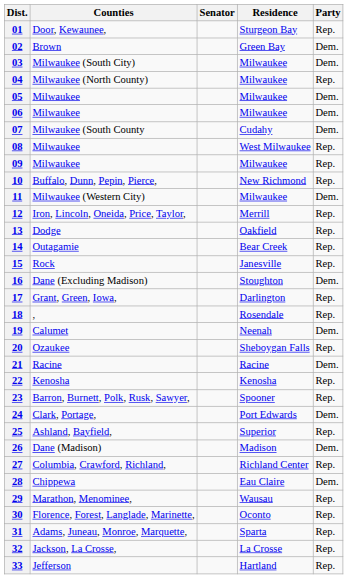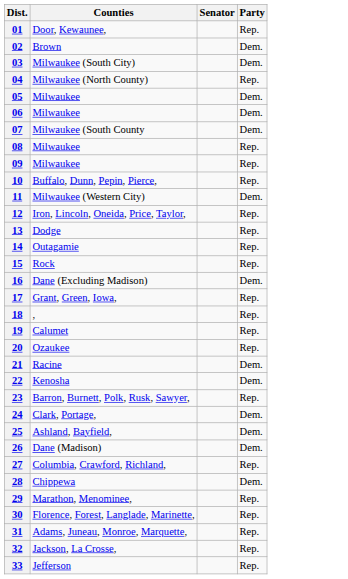- column: (275, 12)
(327, 331) Dem. -> (249, 331) Rep.
(325, 381) Rep. -> (251, 381) Dem.
(325, 431) Rep. -> (251, 431) Dem.
